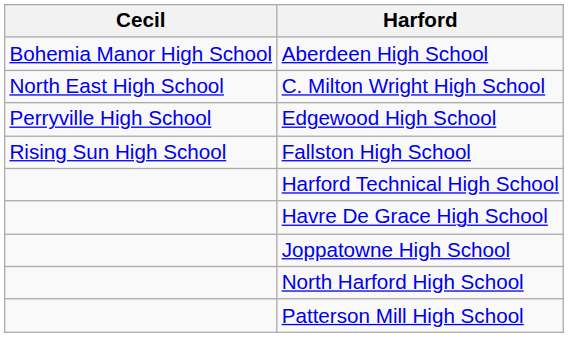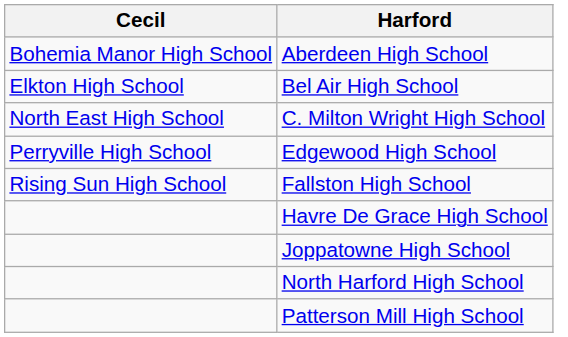+ row: (370, 86)
- row: (420, 184)
